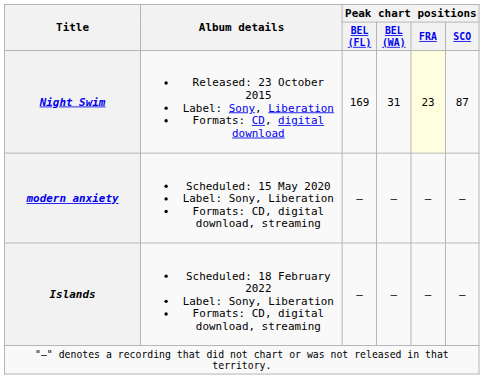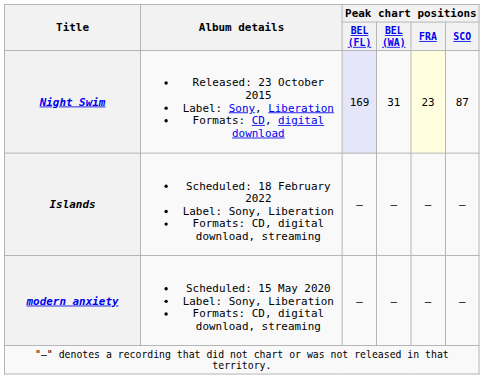(360, 102) no background -> (360, 102) lavender background
rows swapped: (73, 198) <-> (73, 294)
